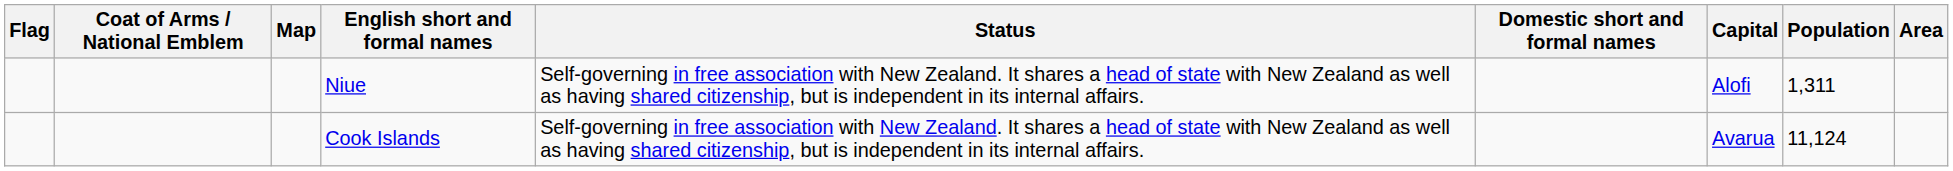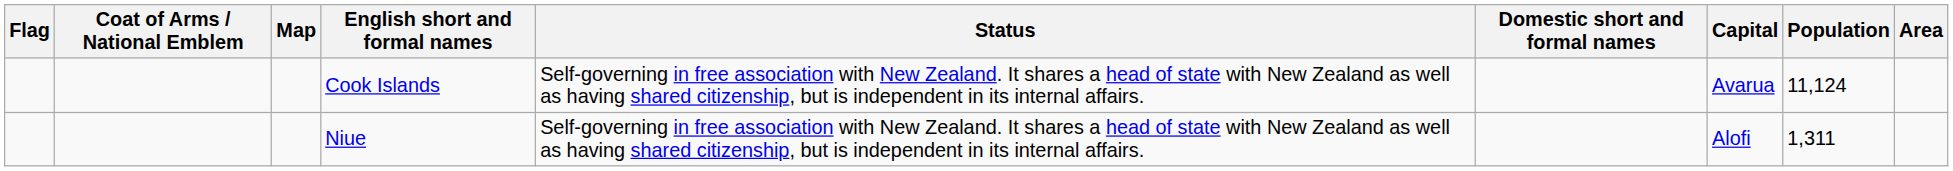rows swapped: (383, 138) <-> (346, 85)
